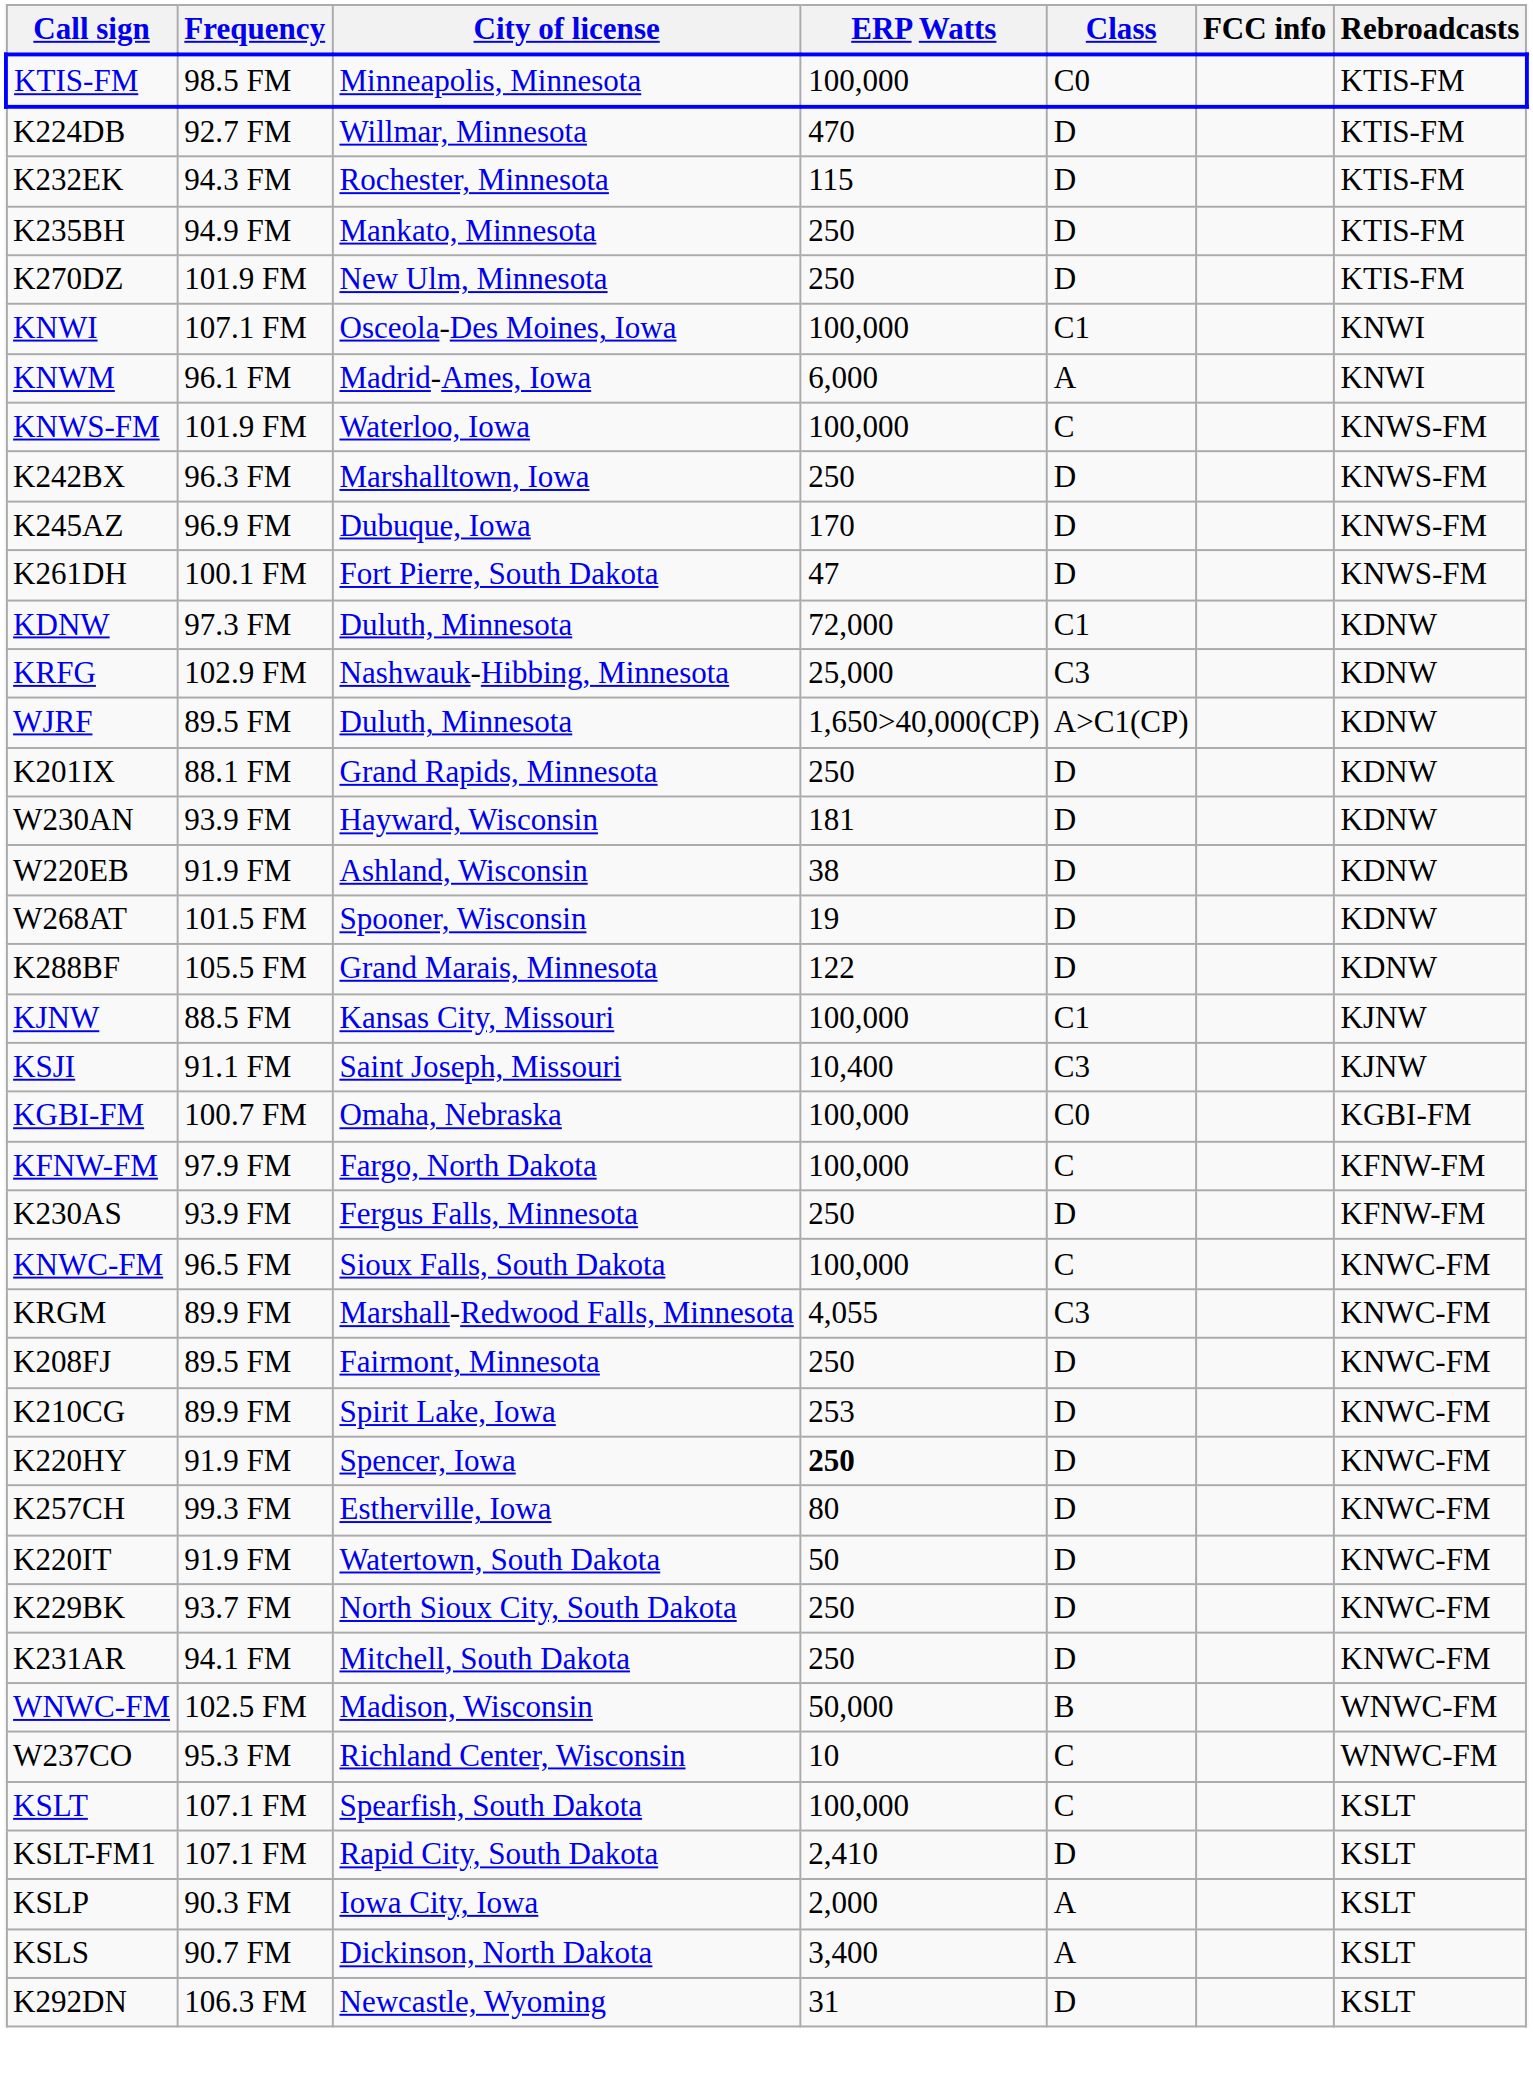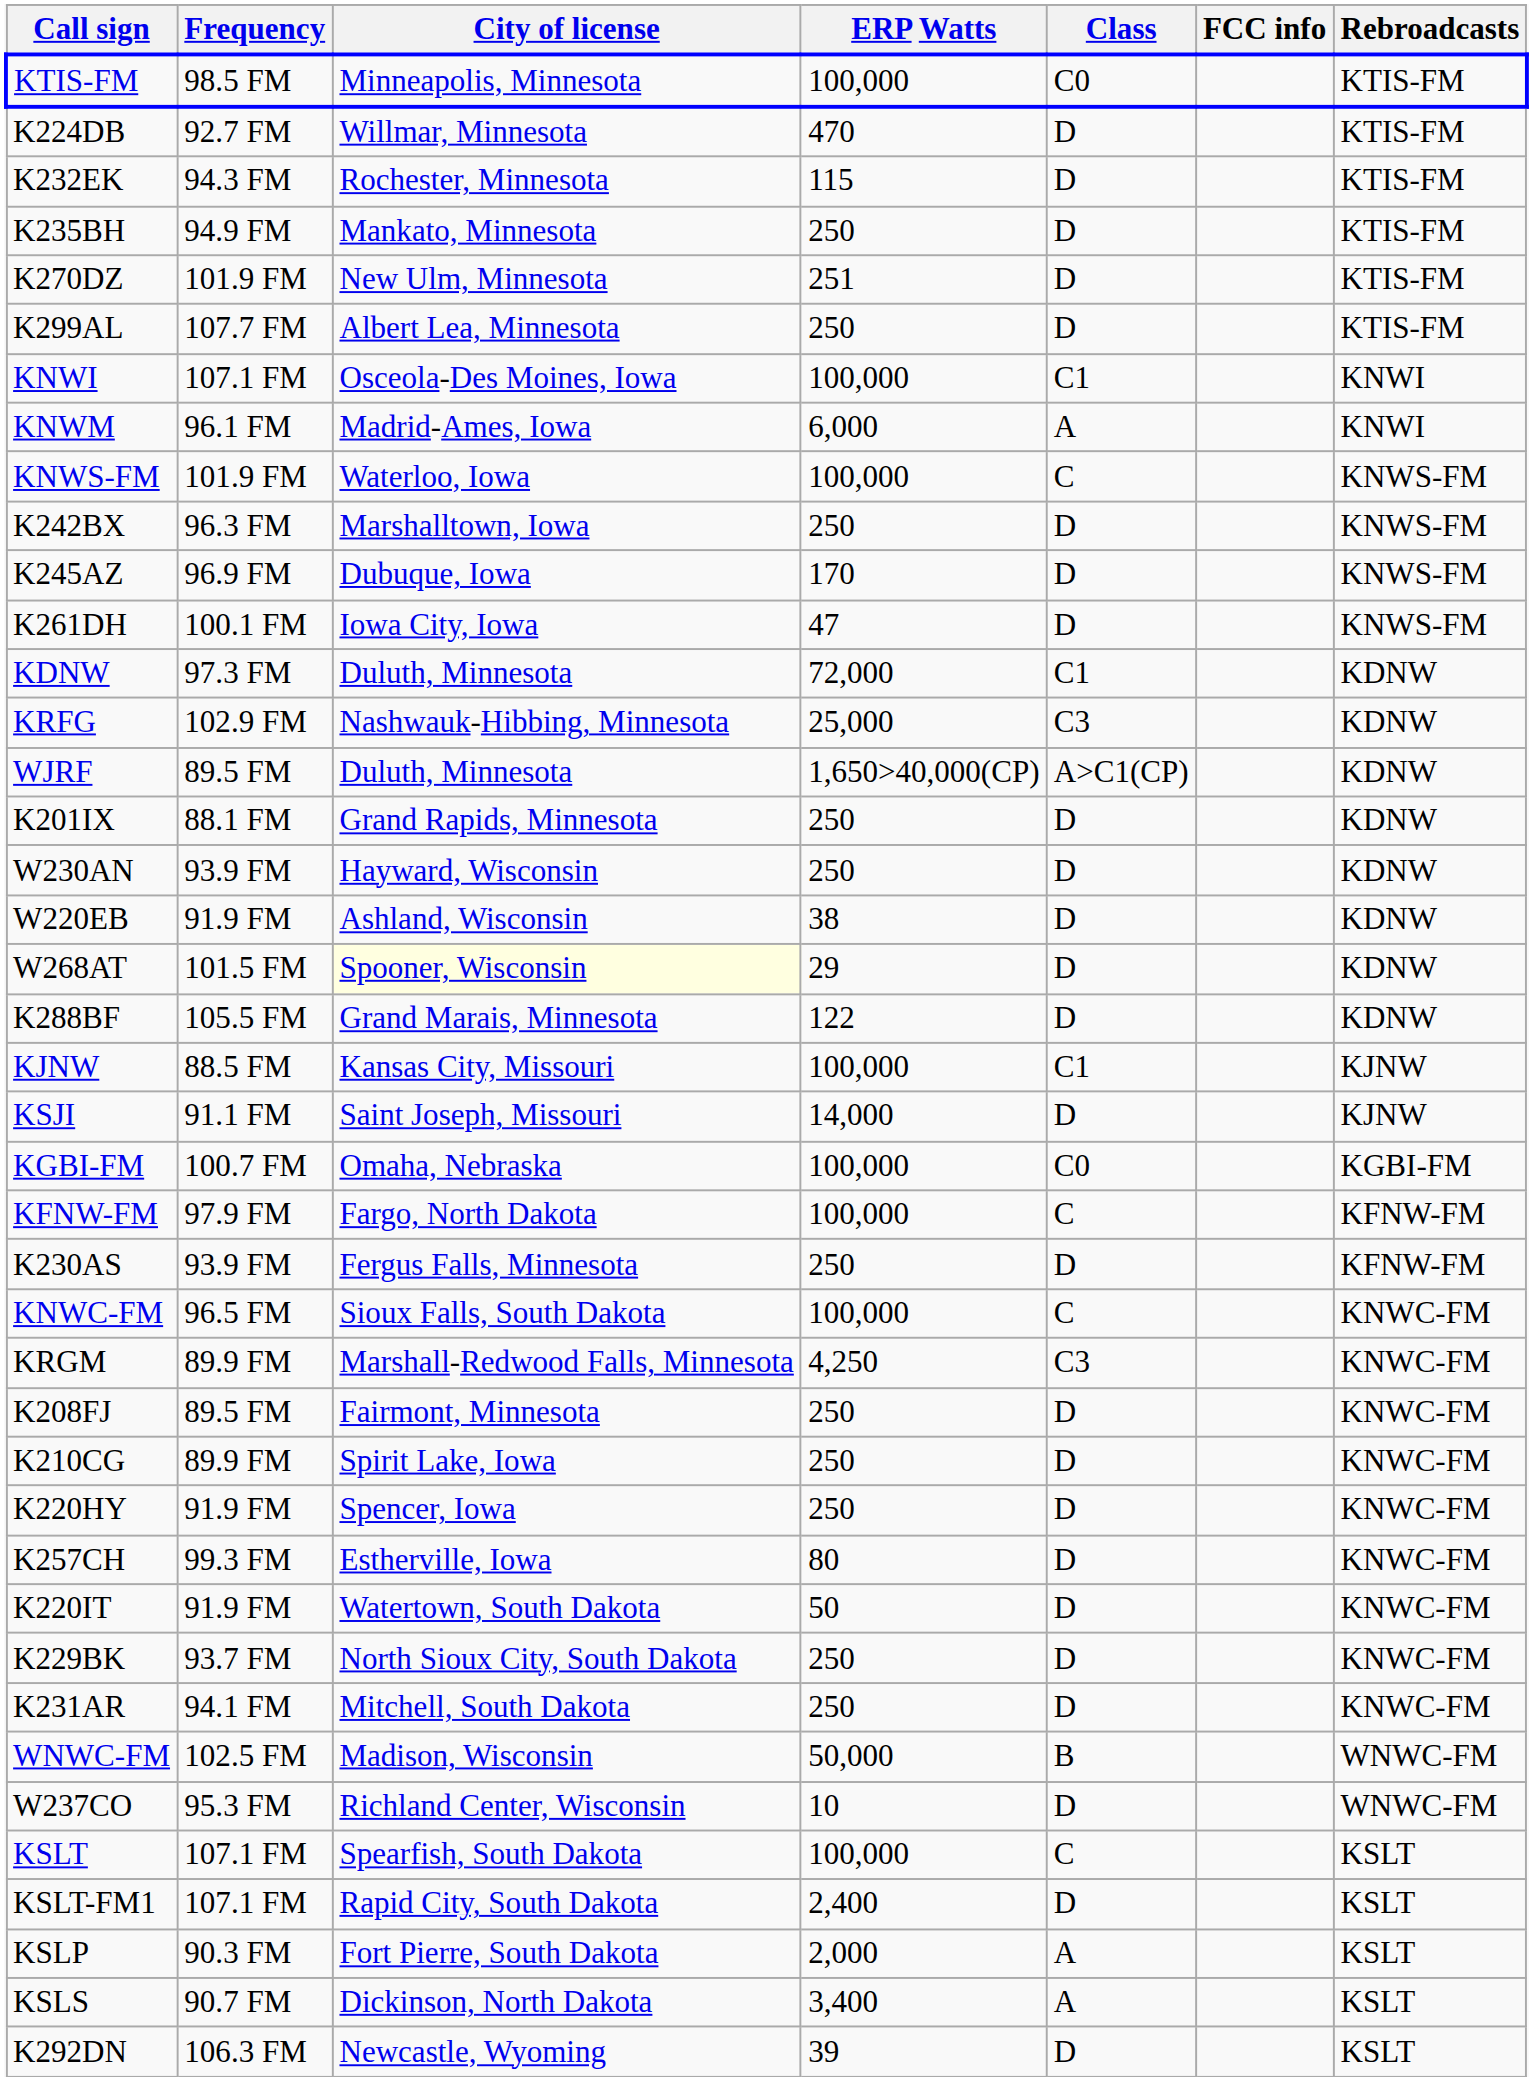(831, 279) 250 -> (831, 279) 251
+ row: (68, 328)
(499, 574) Fort Pierre, South Dakota -> (439, 623) Iowa City, Iowa
(831, 820) 181 -> (831, 869) 250
(463, 919) no background -> (463, 968) lightyellow background
(824, 919) 19 -> (824, 968) 29
(851, 1066) 10,400 -> (851, 1115) 14,000
(1072, 1066) C3 -> (1065, 1115) D
(843, 1312) 4,055 -> (843, 1362) 4,250
(831, 1411) 253 -> (831, 1460) 250
(831, 1460) bold -> (831, 1509) normal
(1064, 1755) C -> (1065, 1805) D
(843, 1854) 2,410 -> (843, 1903) 2,400
(439, 1903) Iowa City, Iowa -> (499, 1952) Fort Pierre, South Dakota
(824, 2002) 31 -> (824, 2051) 39
